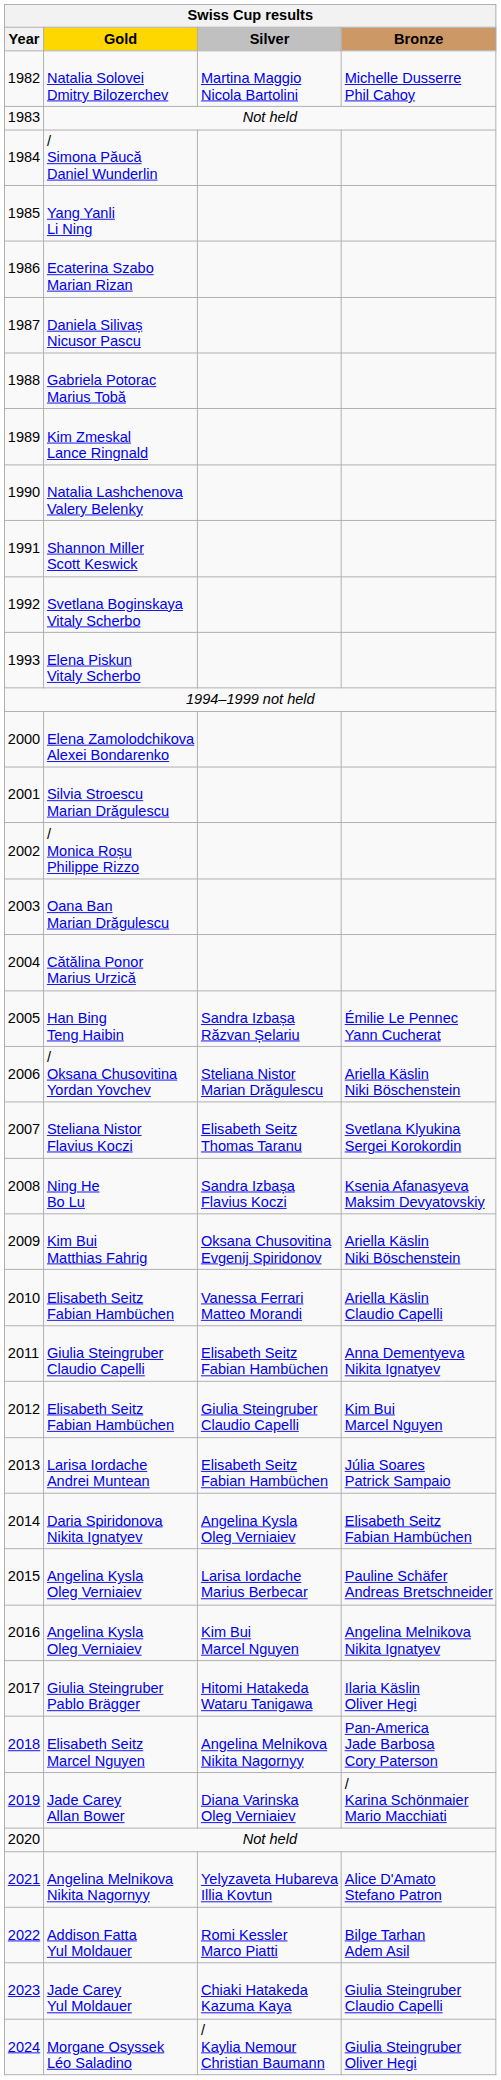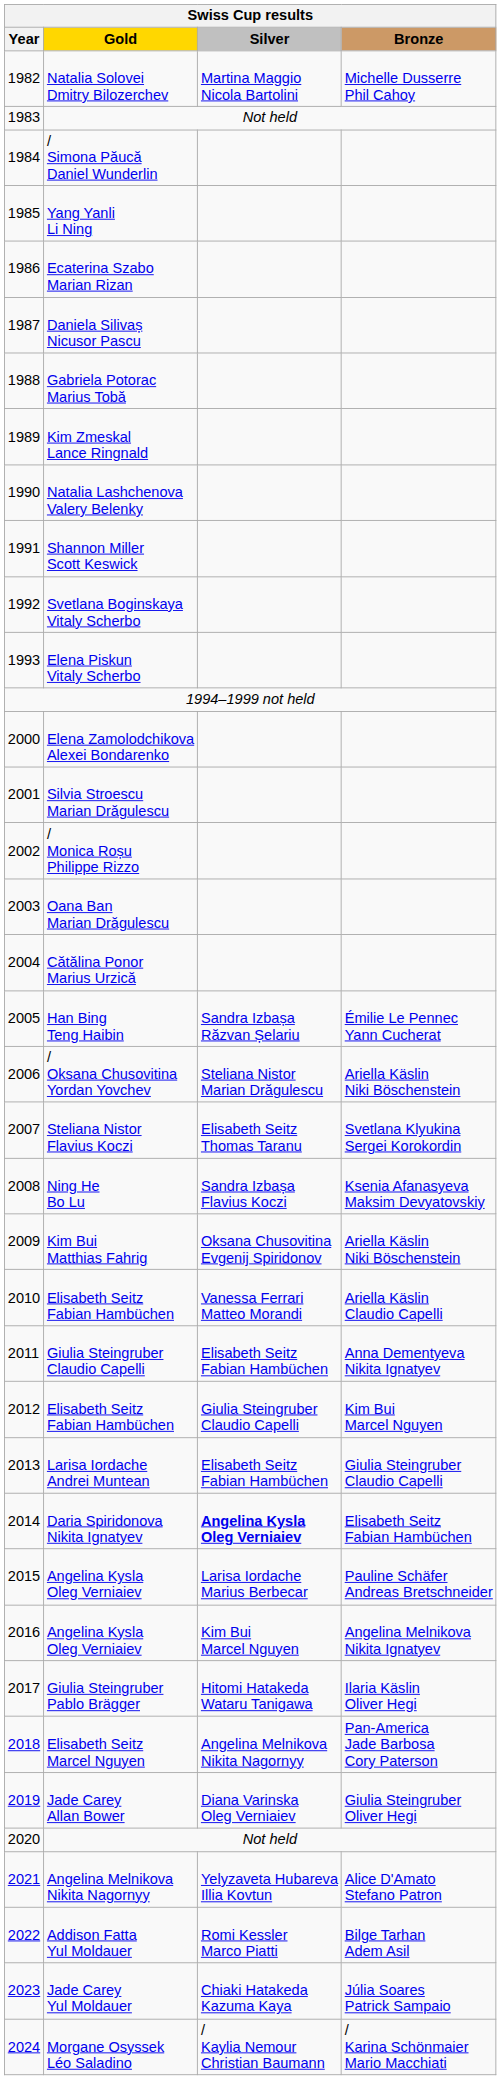(398, 1473) Júlia Soares Patrick Sampaio -> (403, 1473) Giulia Steingruber Claudio Capelli
(249, 1529) normal -> (253, 1529) bold
(407, 1800) / Karina Schönmaier Mario Macchiati -> (403, 1808) Giulia Steingruber Oliver Hegi
(403, 1999) Giulia Steingruber Claudio Capelli -> (398, 1999) Júlia Soares Patrick Sampaio
(403, 2055) Giulia Steingruber Oliver Hegi -> (407, 2046) / Karina Schönmaier Mario Macchiati
